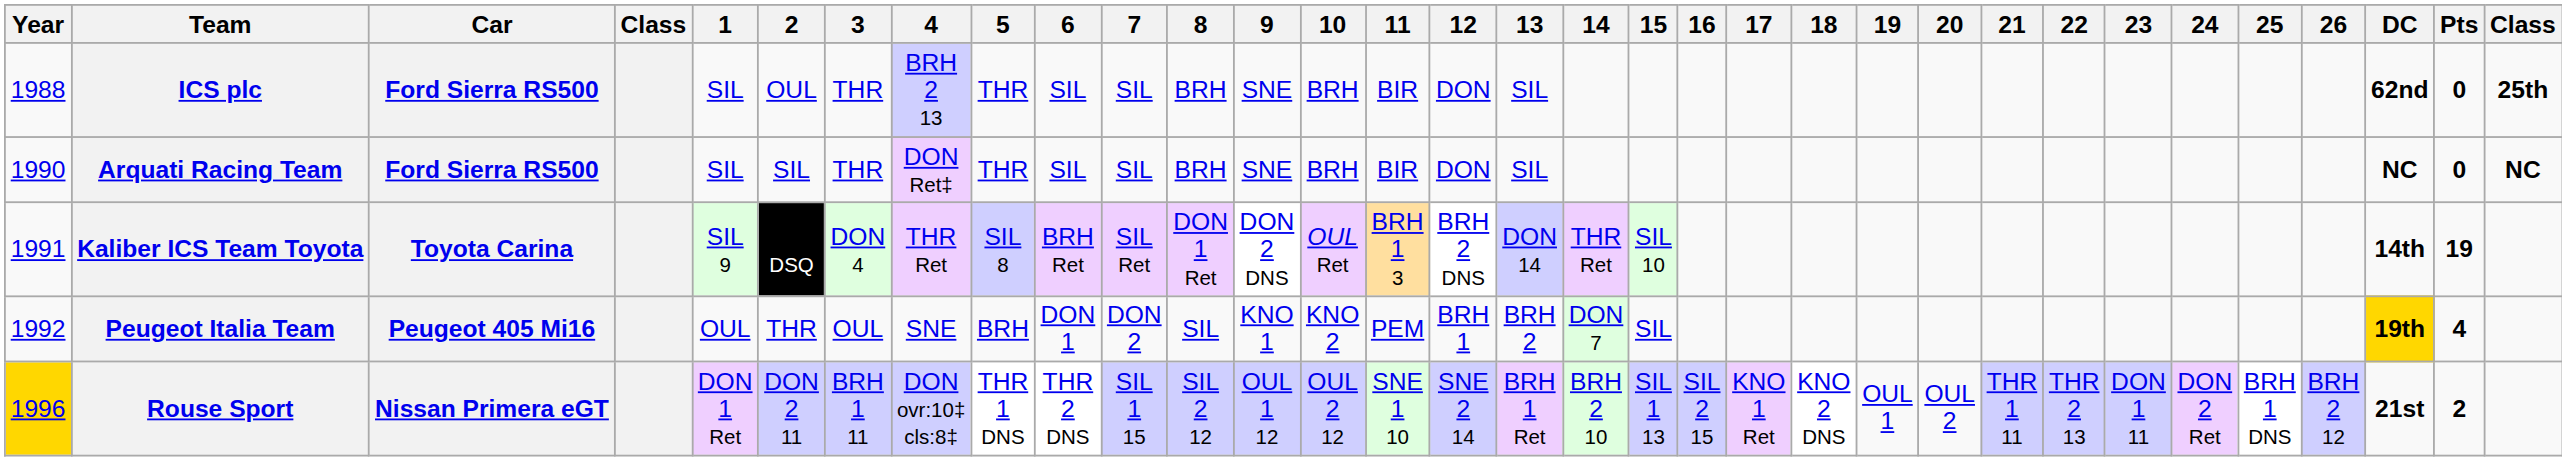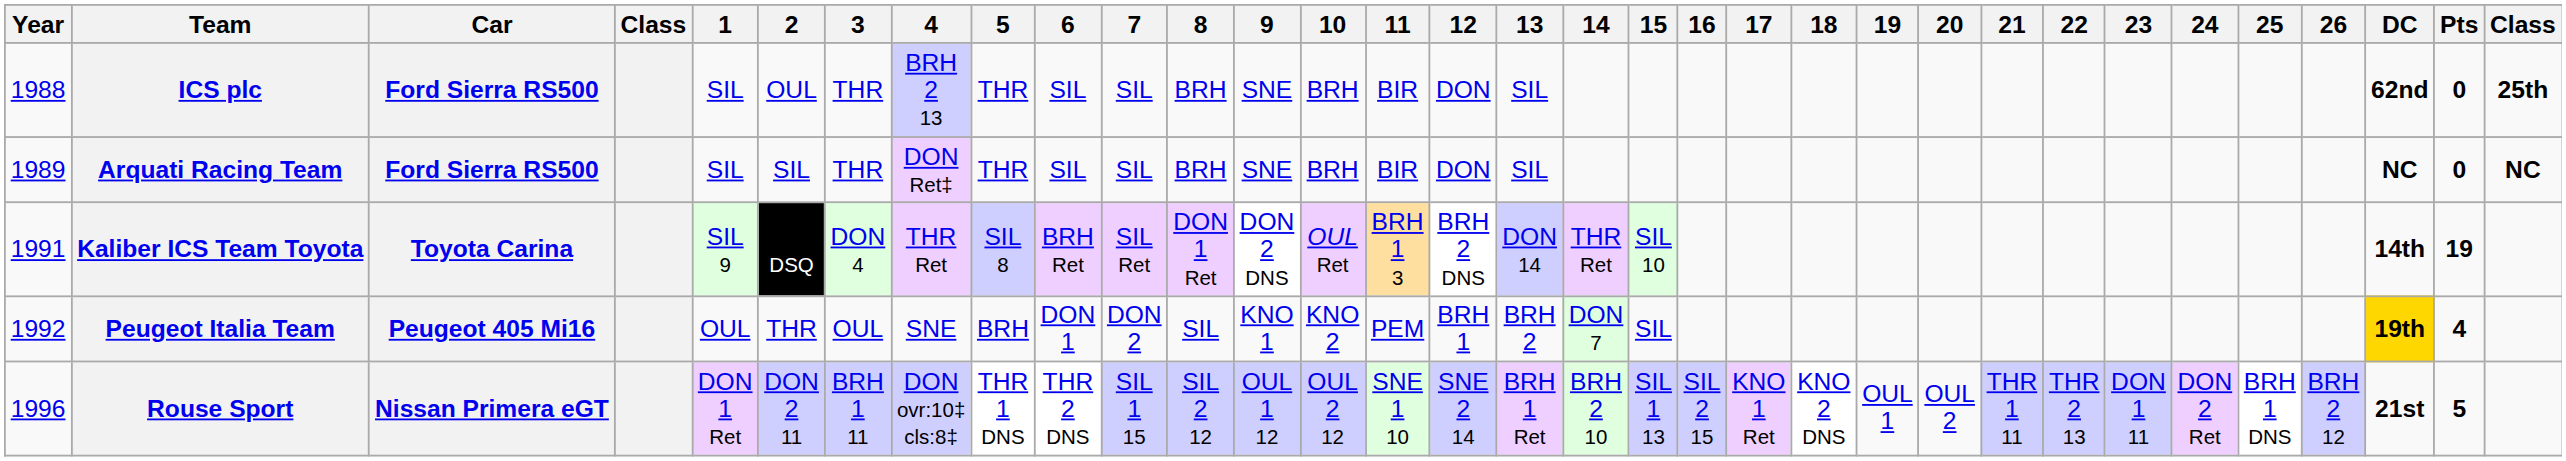(38, 169) 1990 -> (38, 169) 1989
(38, 408) gold background -> (38, 408) no background
(2459, 408) 2 -> (2459, 408) 5
